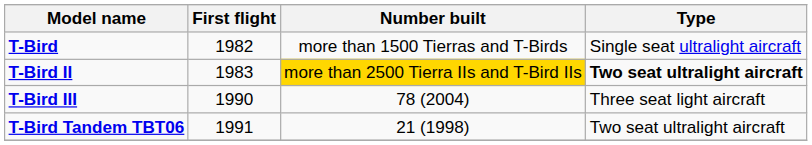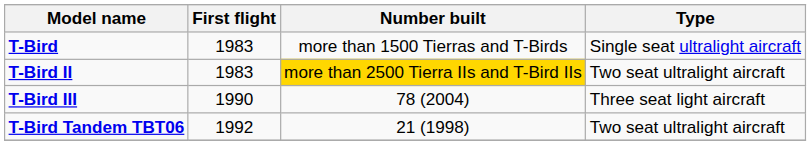(234, 46) 1982 -> (234, 46) 1983
(696, 73) bold -> (687, 73) normal
(234, 127) 1991 -> (234, 127) 1992
